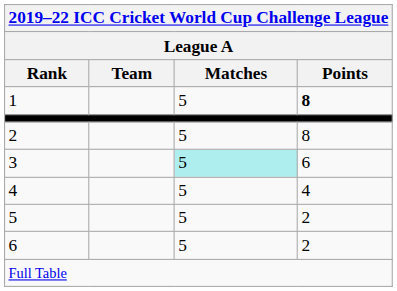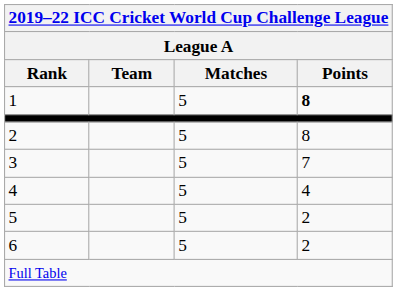(183, 163) paleturquoise background -> (183, 163) no background
(306, 163) 6 -> (306, 163) 7
